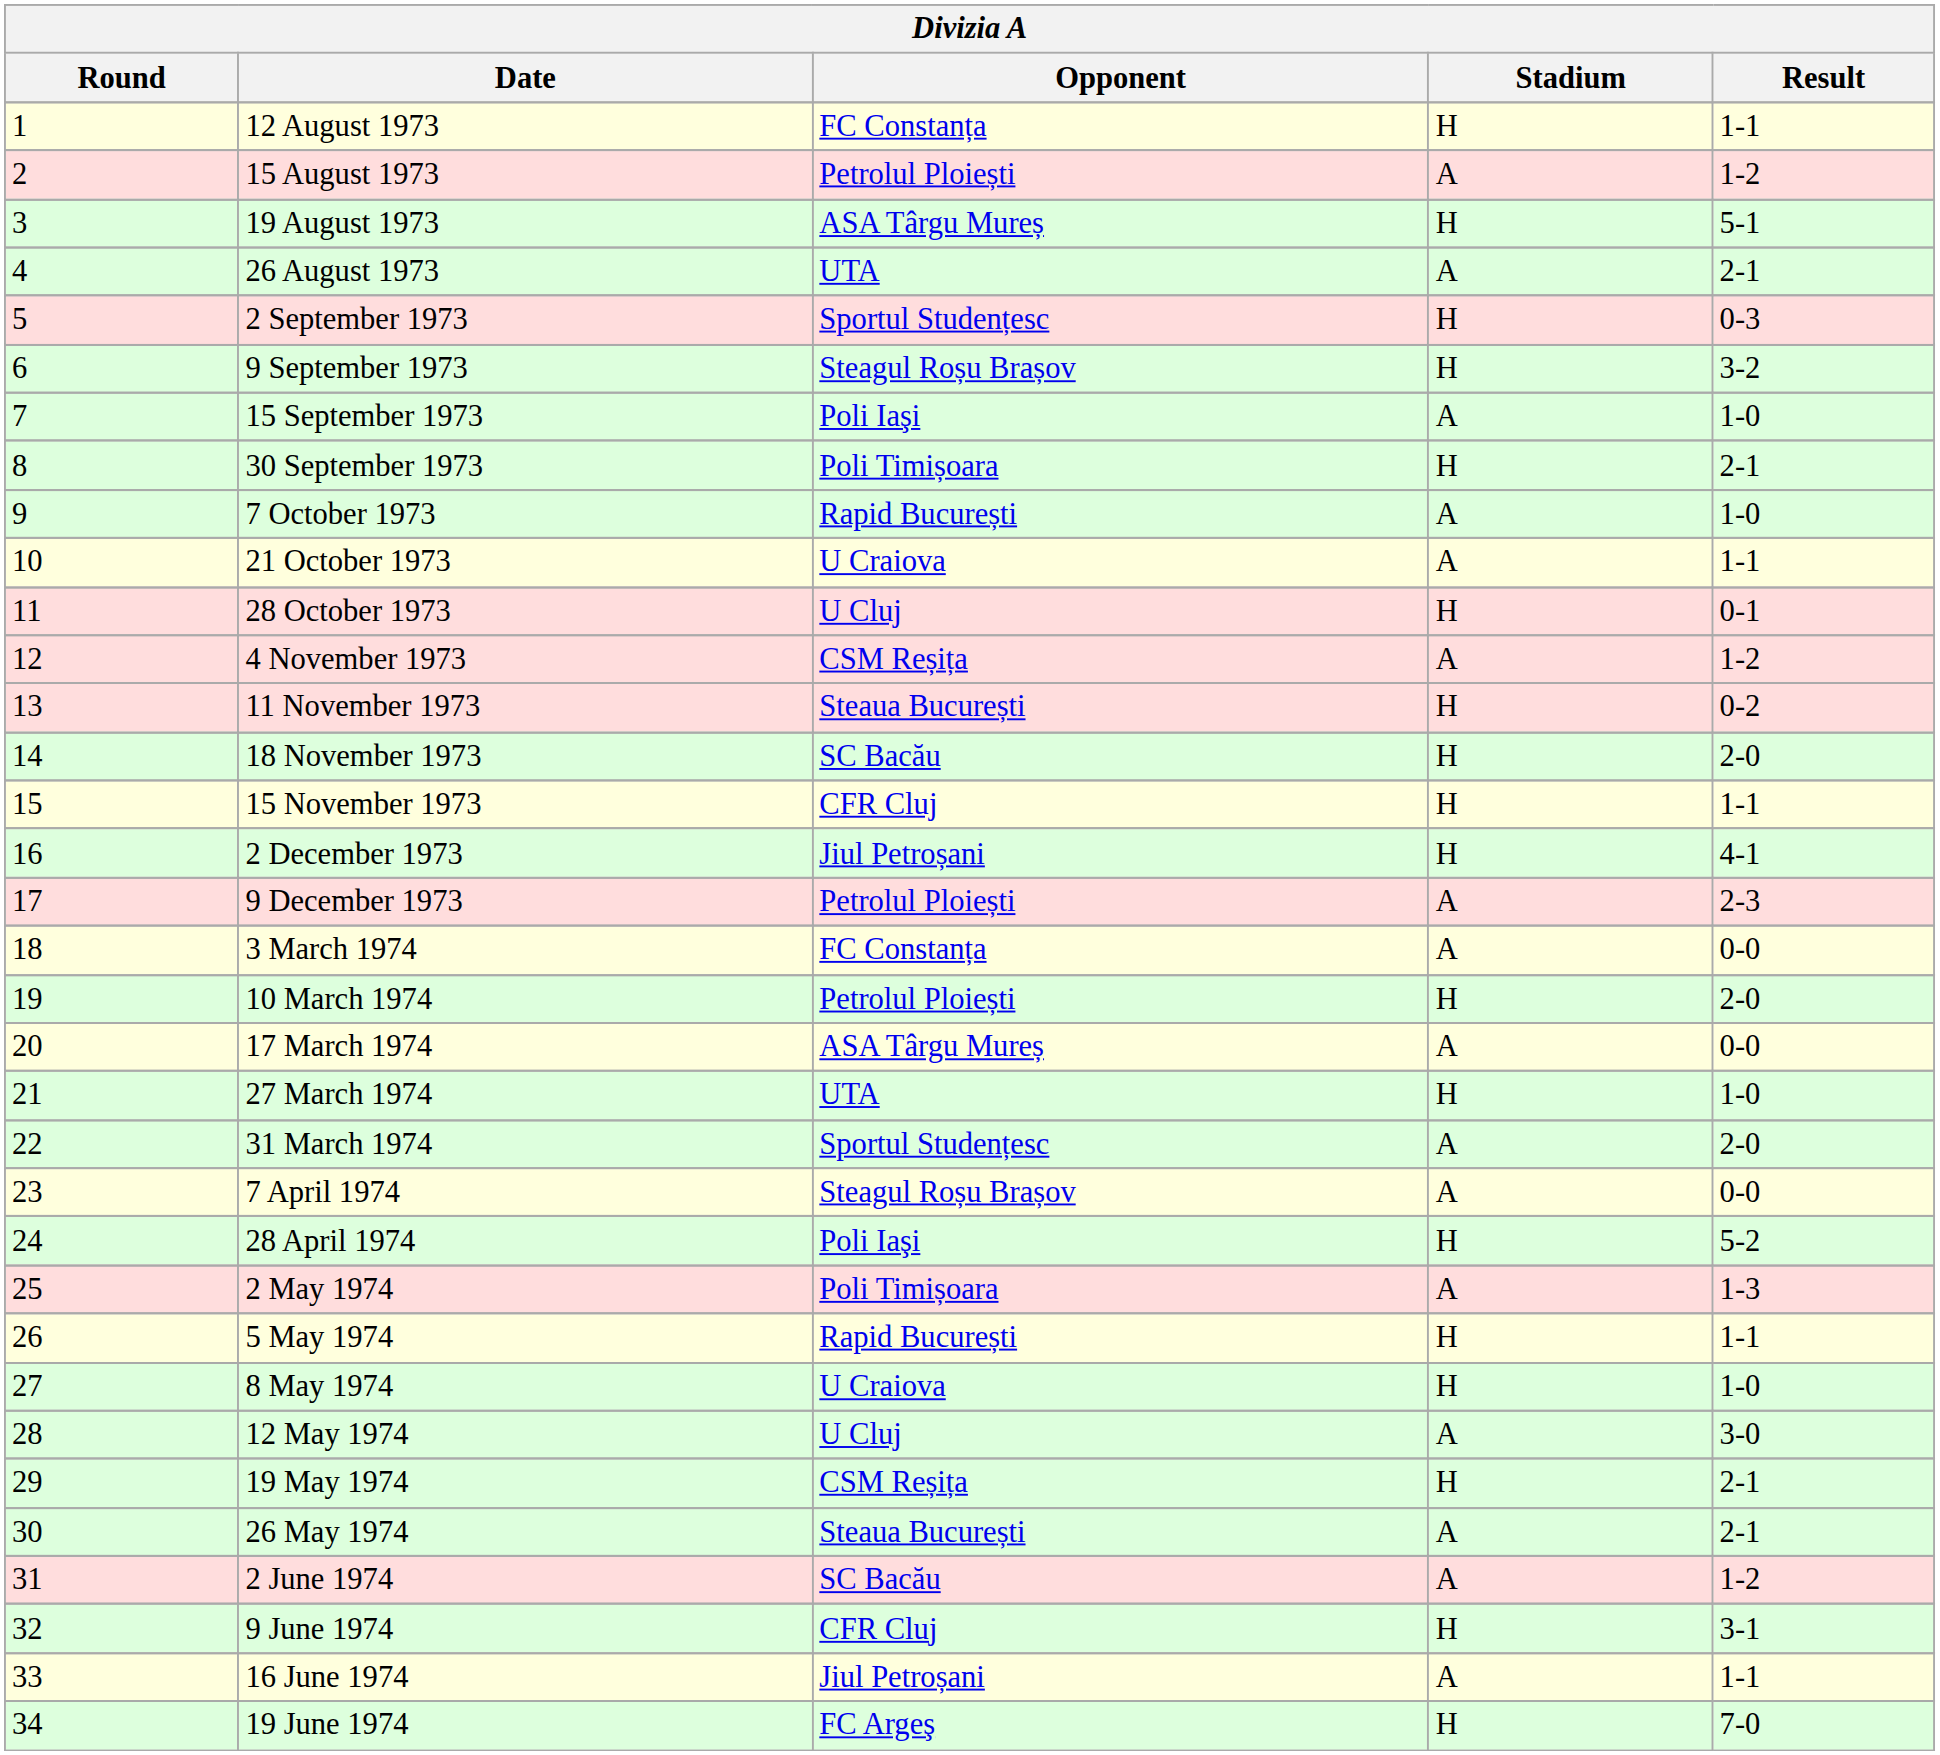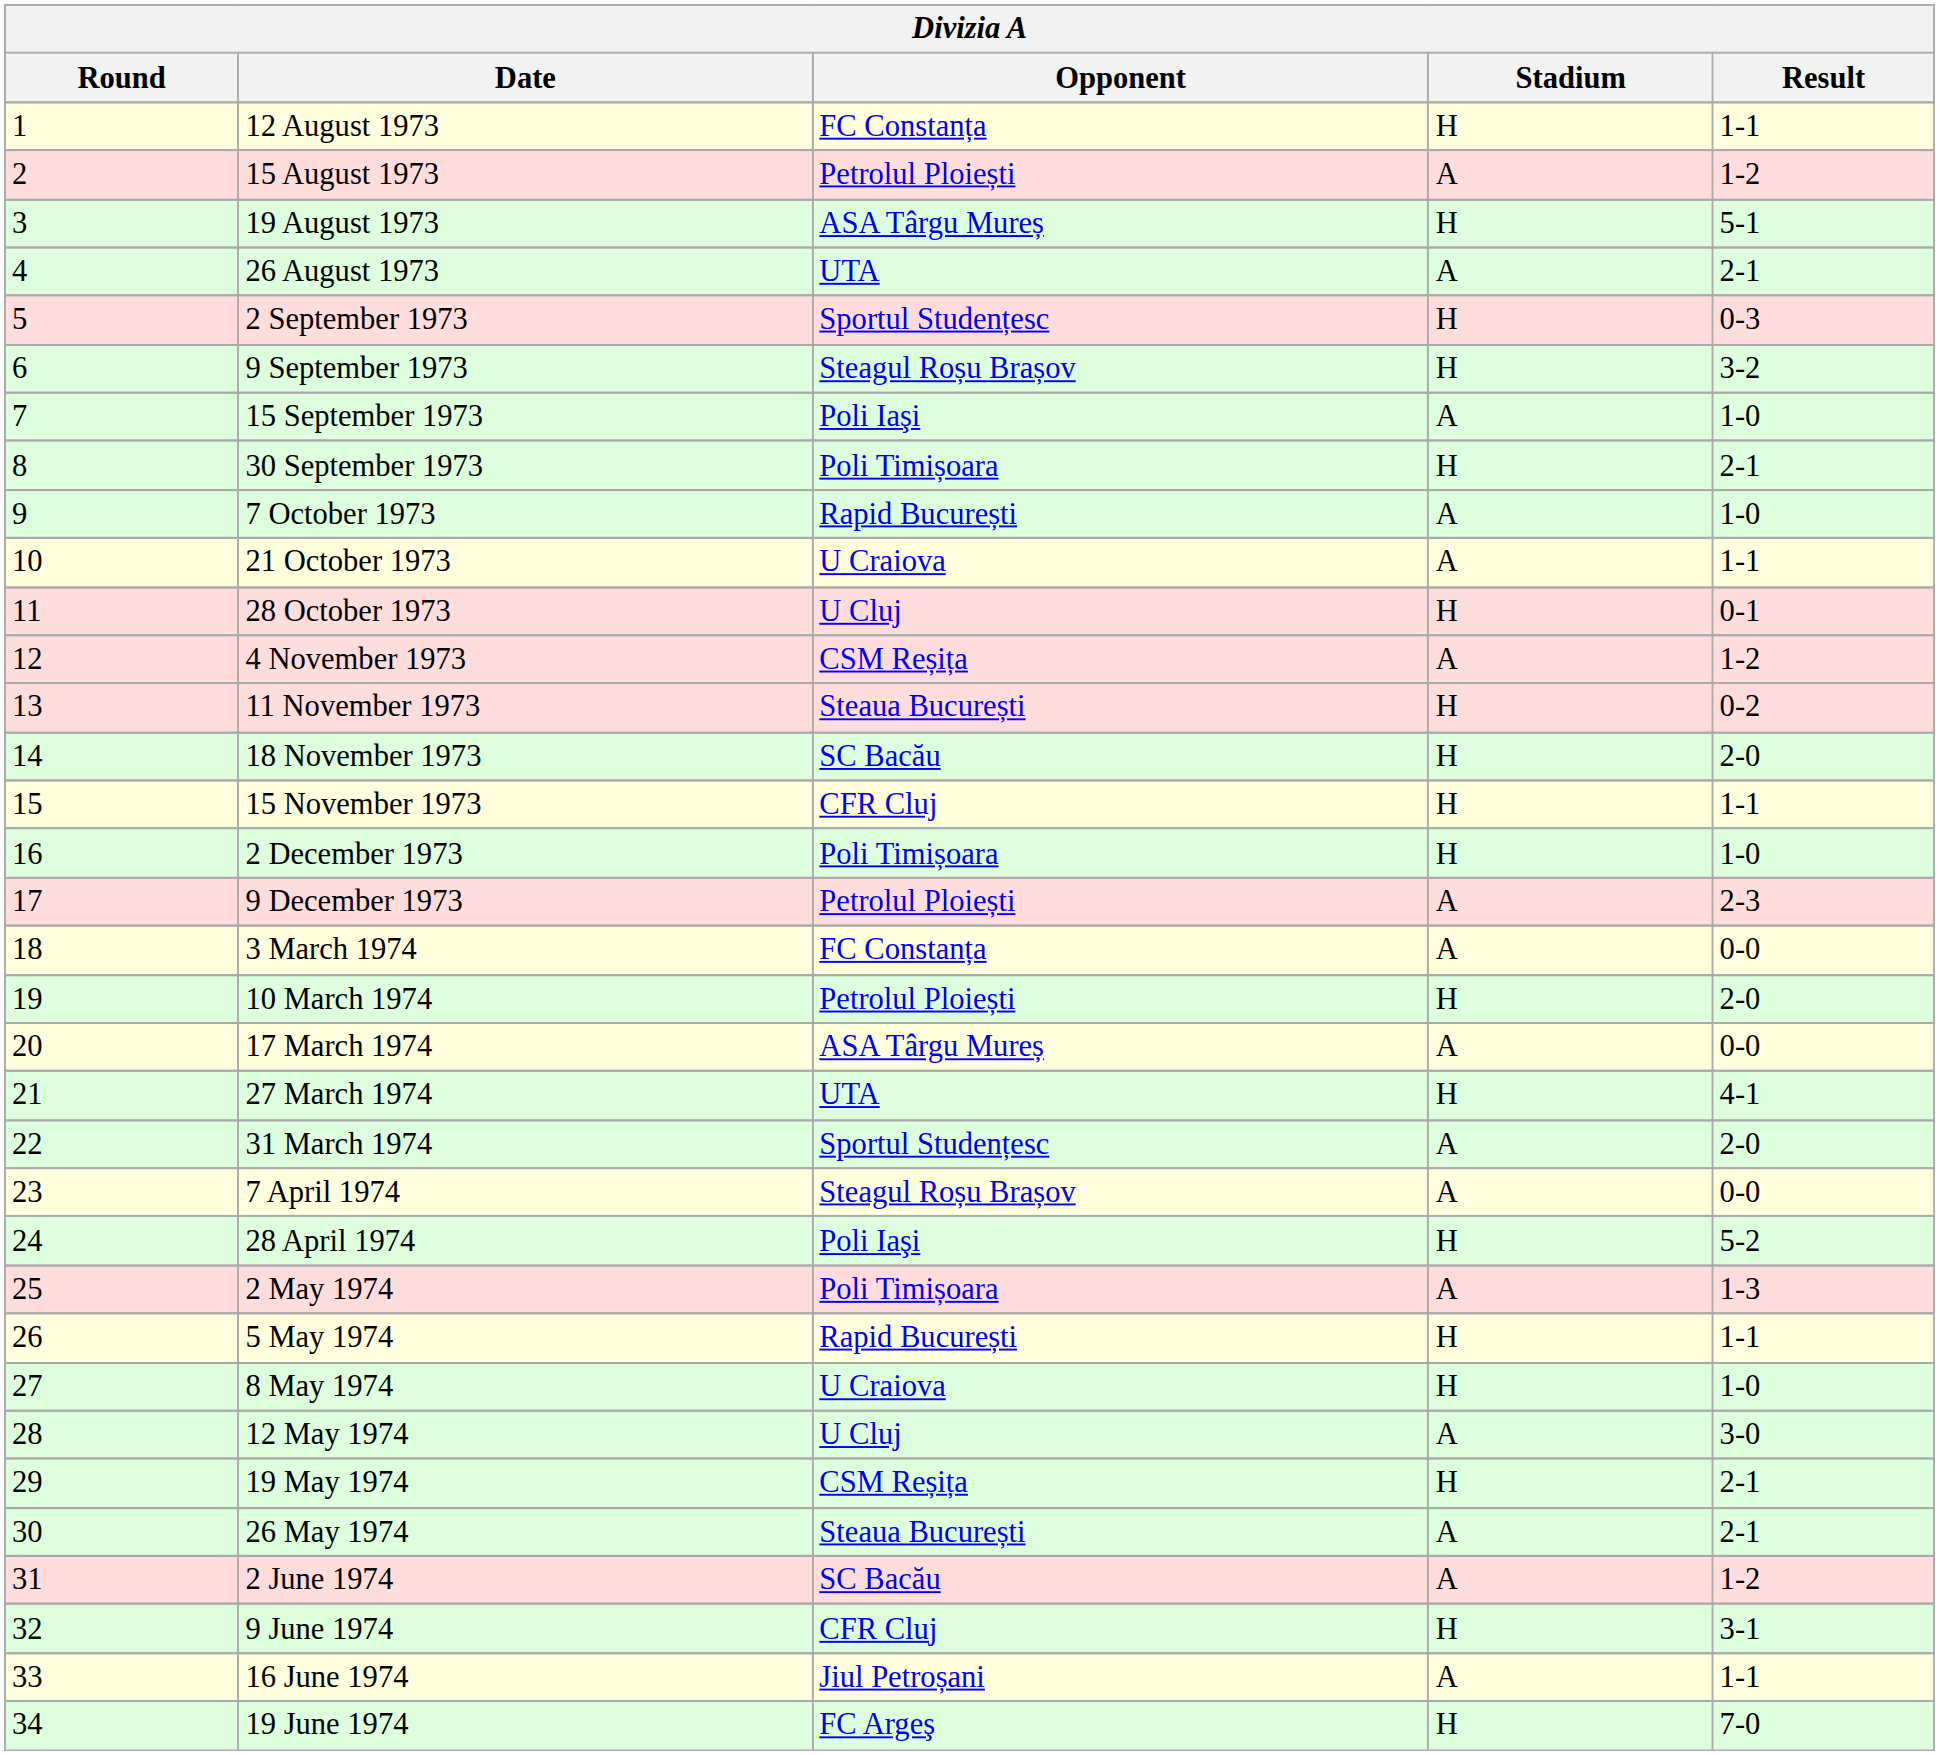(902, 852) Jiul Petroșani -> (909, 852) Poli Timișoara
(1740, 852) 4-1 -> (1740, 852) 1-0
(1740, 1094) 1-0 -> (1740, 1094) 4-1
